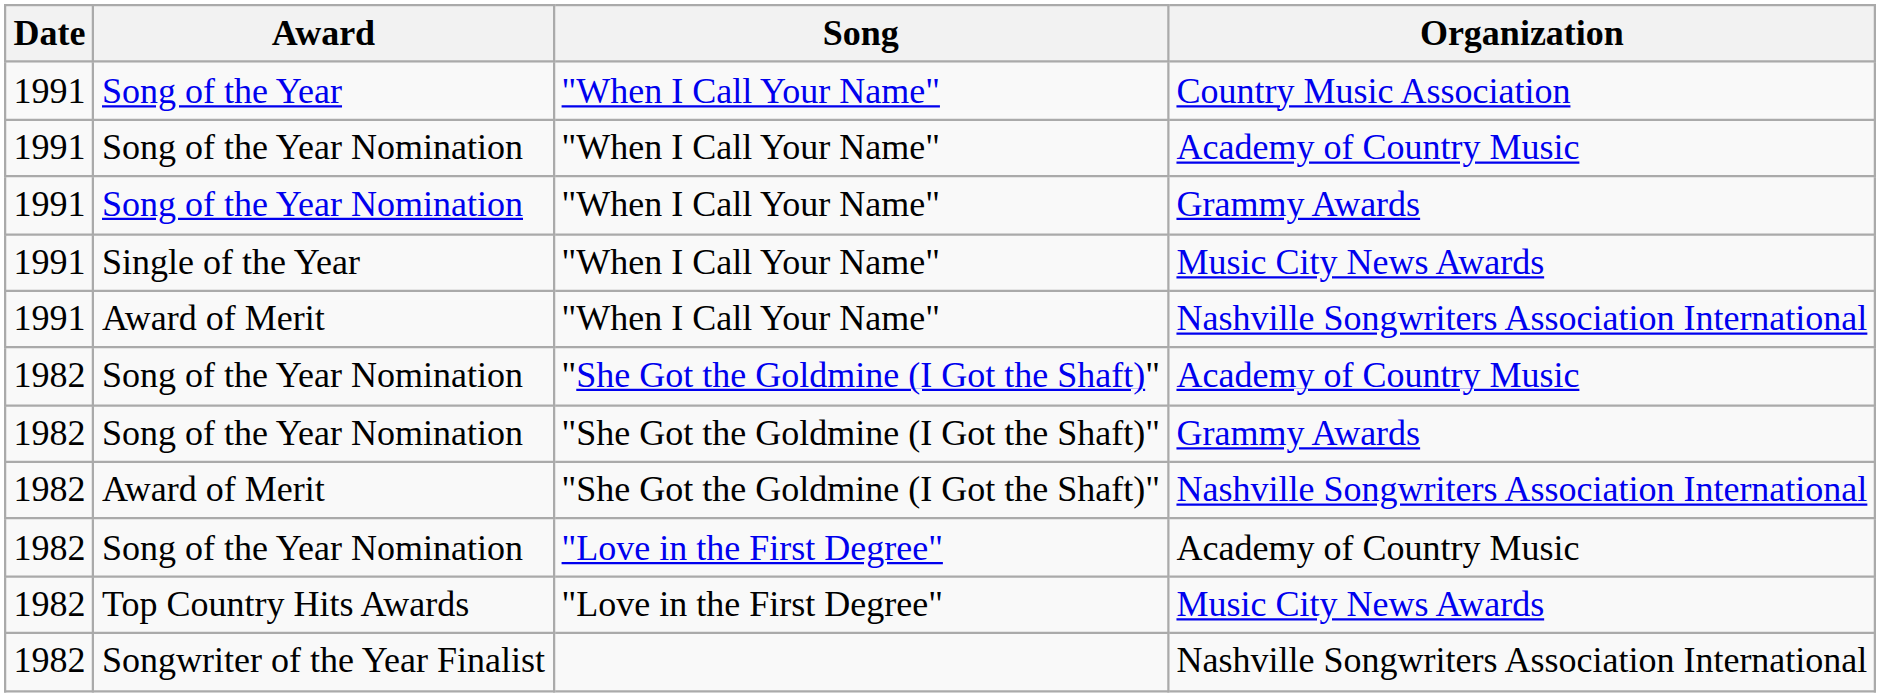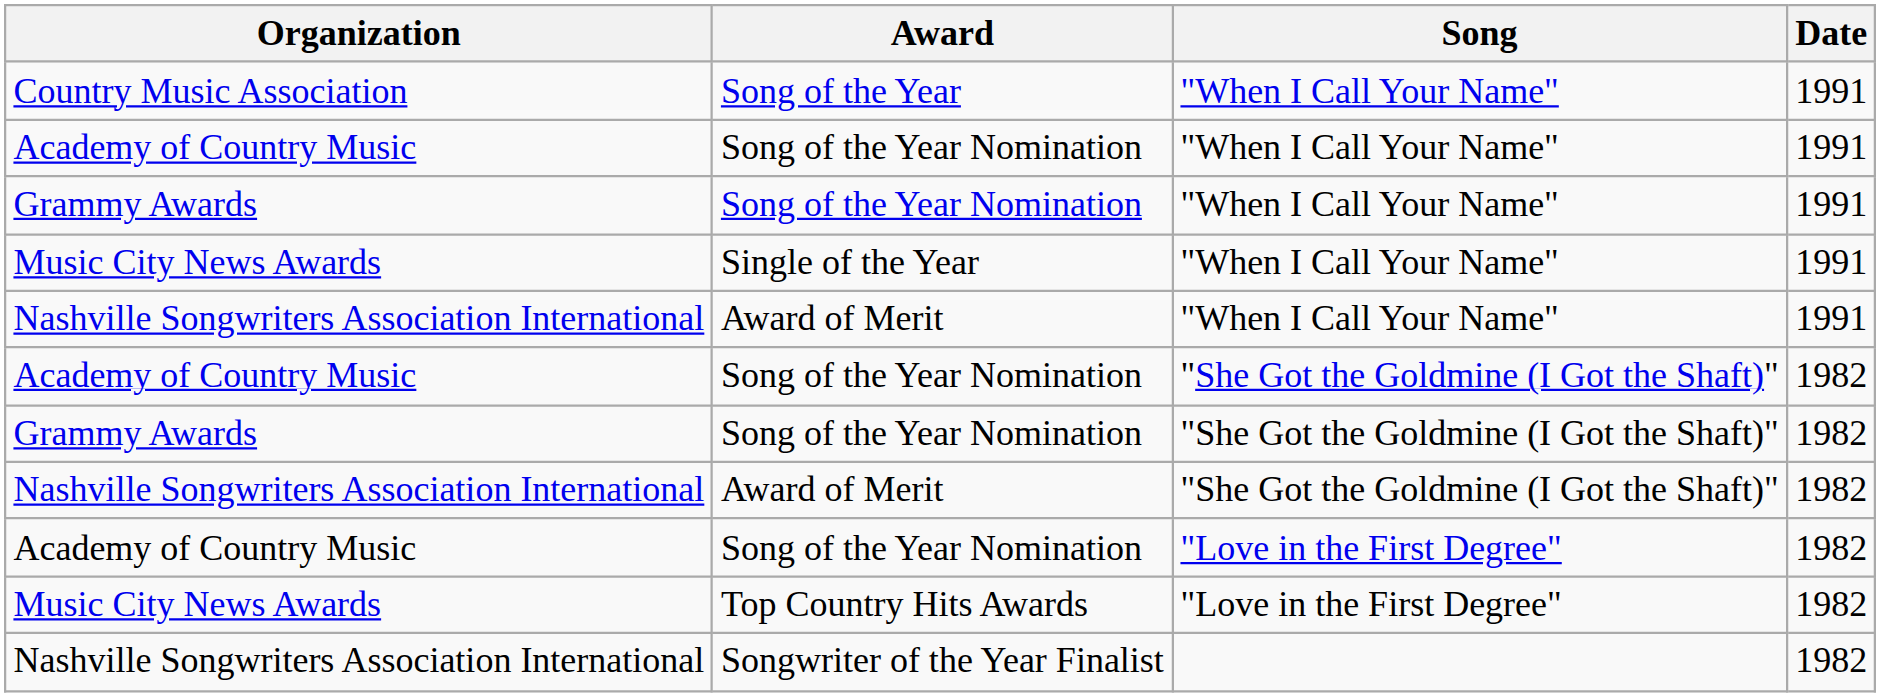columns swapped: (1522, 33) <-> (49, 33)
